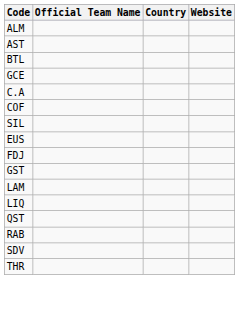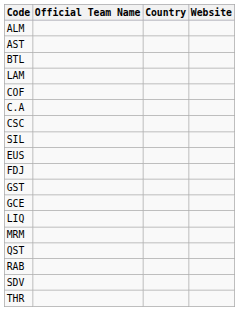rows swapped: (16, 76) <-> (16, 187)
rows swapped: (16, 108) <-> (16, 92)
+ row: (16, 124)
+ row: (16, 235)
